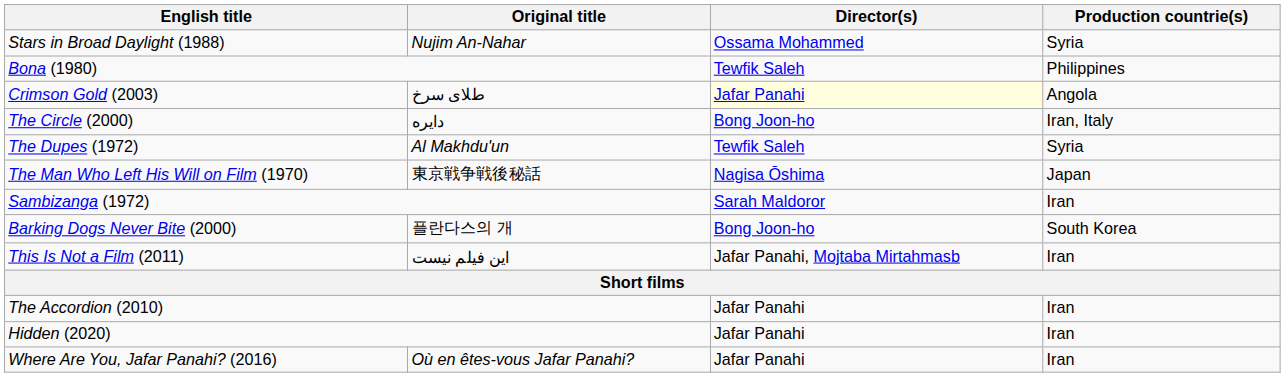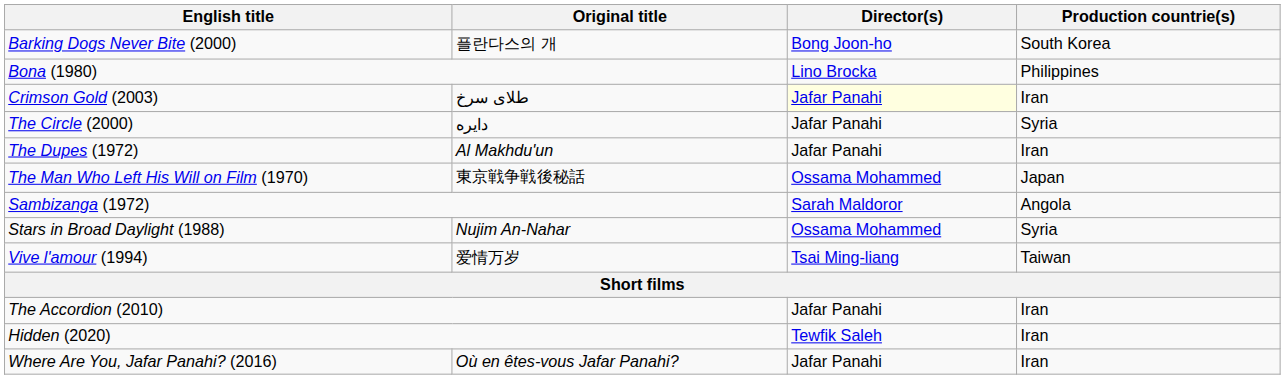rows swapped: (122, 228) <-> (116, 42)
(759, 68) Tewfik Saleh -> (834, 71) Lino Brocka
(1072, 94) Angola -> (1034, 97) Iran
(764, 121) Bong Joon-ho -> (837, 124) Jafar Panahi
(1080, 121) Iran, Italy -> (1039, 124) Syria
(759, 147) Tewfik Saleh -> (837, 150) Jafar Panahi
(1065, 147) Syria -> (1034, 150) Iran
(769, 174) Nagisa Ōshima -> (866, 177) Ossama Mohammed
(1061, 201) Iran -> (1046, 204) Angola
- row: (96, 256)
+ row: (78, 257)
(759, 333) Jafar Panahi -> (837, 335) Tewfik Saleh
